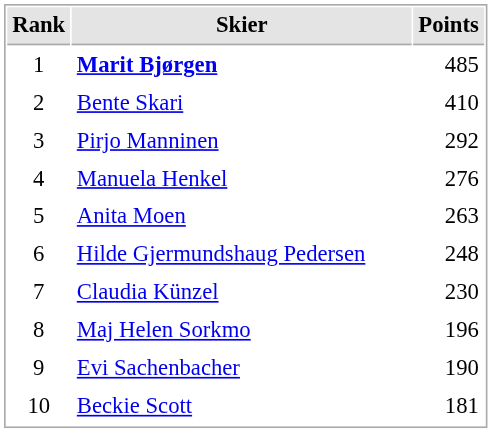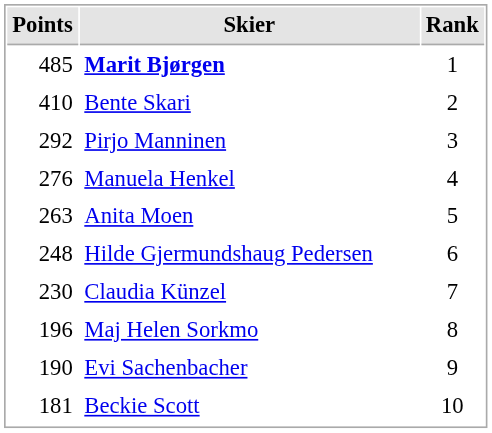columns swapped: (39, 25) <-> (449, 25)
